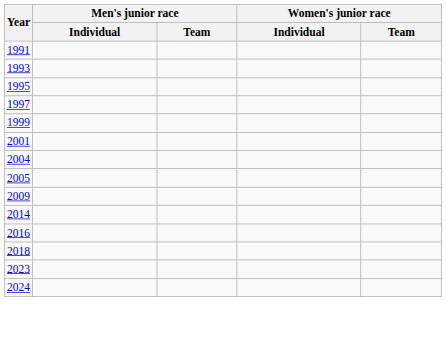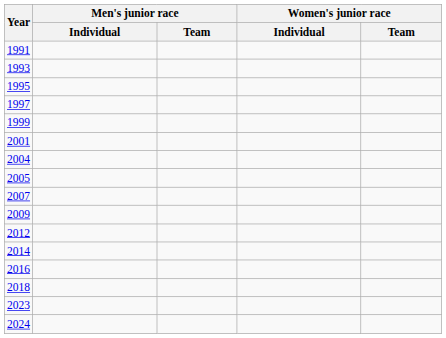+ row: (19, 196)
+ row: (19, 232)
